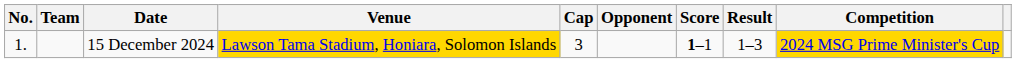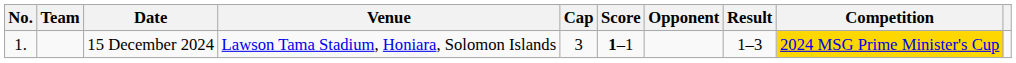columns swapped: (637, 17) <-> (700, 17)
(389, 44) gold background -> (389, 44) no background
